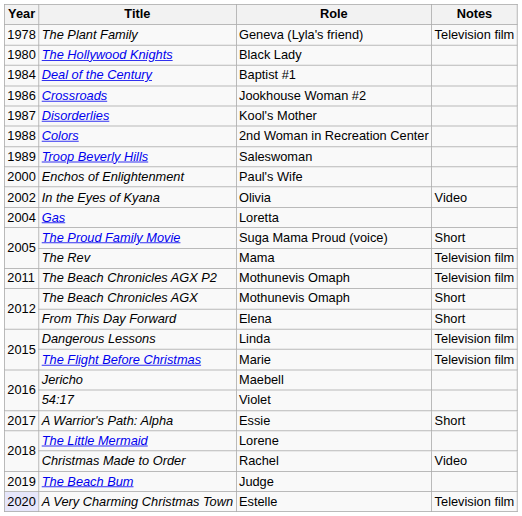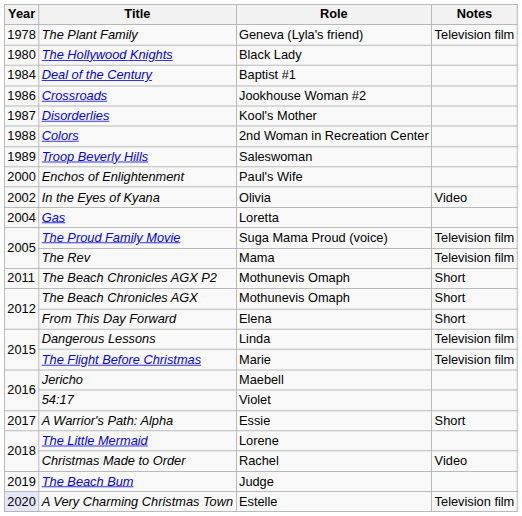(450, 237) Short -> (474, 237) Television film
(474, 278) Television film -> (450, 278) Short
